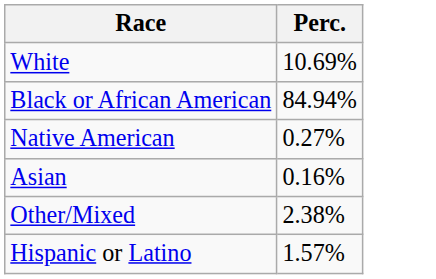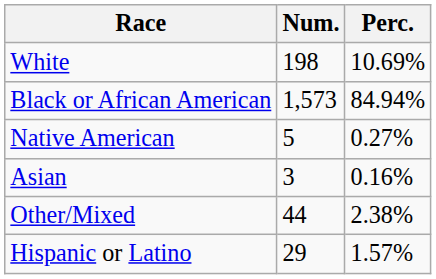+ column: (311, 23)
